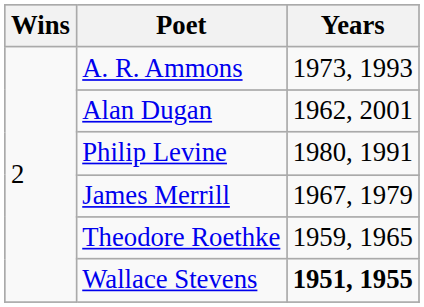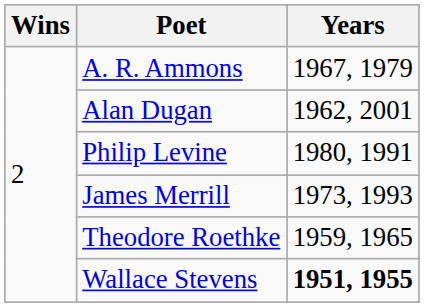(353, 68) 1973, 1993 -> (353, 68) 1967, 1979
(353, 195) 1967, 1979 -> (353, 195) 1973, 1993
